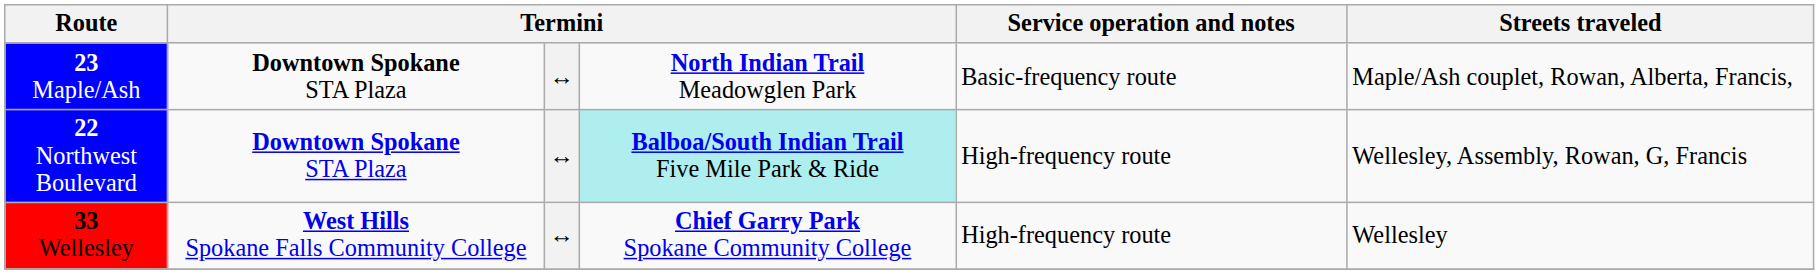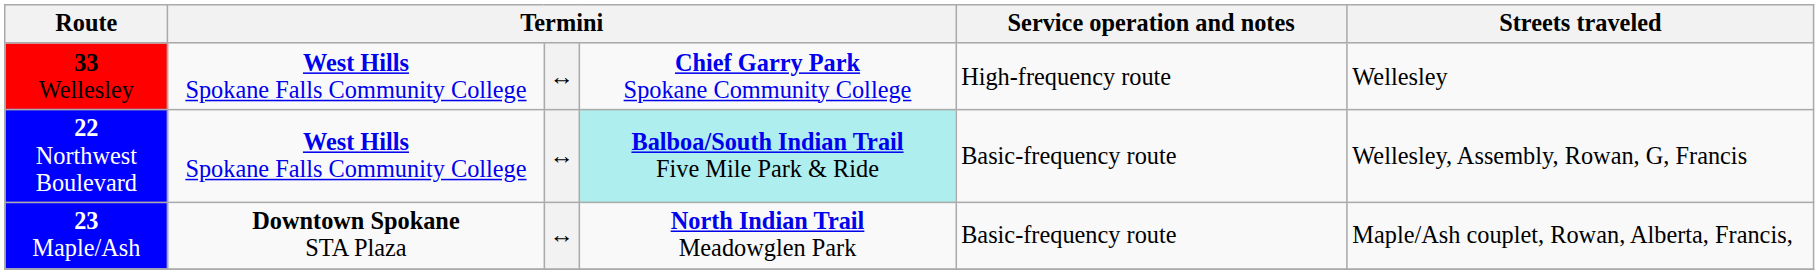rows swapped: (86, 236) <-> (86, 76)
(356, 155) Downtown Spokane STA Plaza -> (356, 155) West Hills Spokane Falls Community College
(1066, 155) High-frequency route -> (1069, 155) Basic-frequency route
